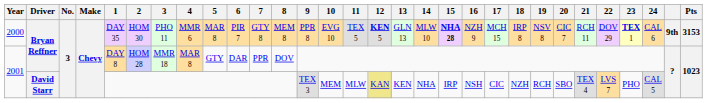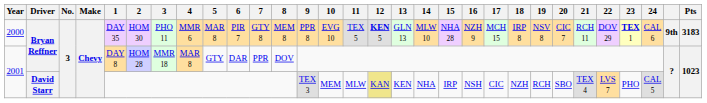(451, 32) bold -> (450, 32) normal
(691, 32) 3153 -> (691, 32) 3183
